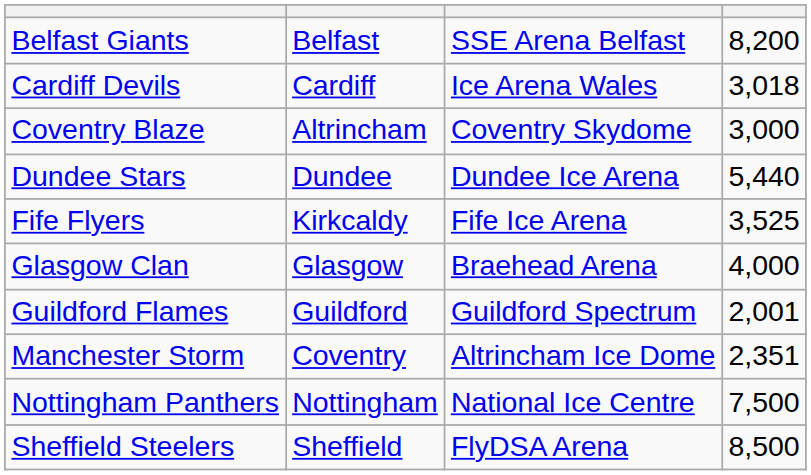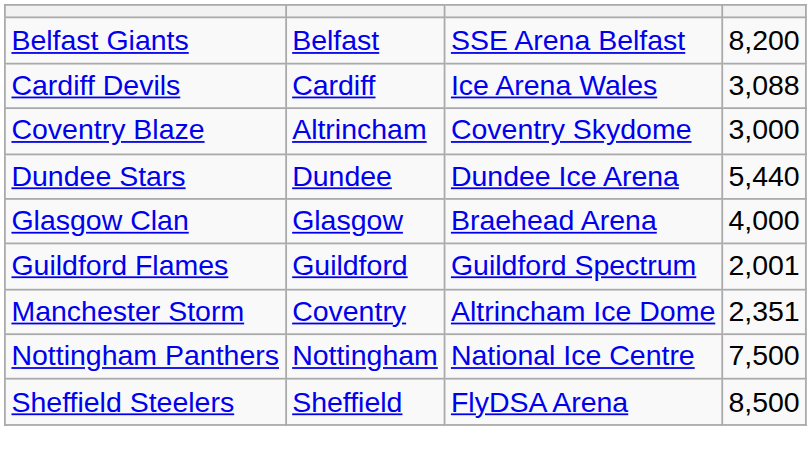(764, 85) 3,018 -> (764, 85) 3,088
- row: (78, 220)
